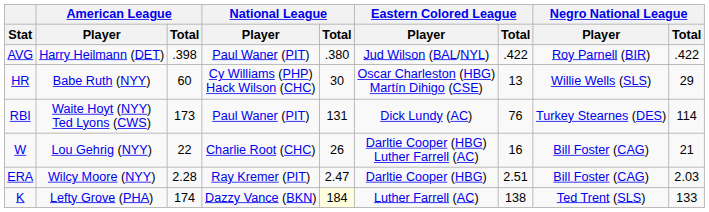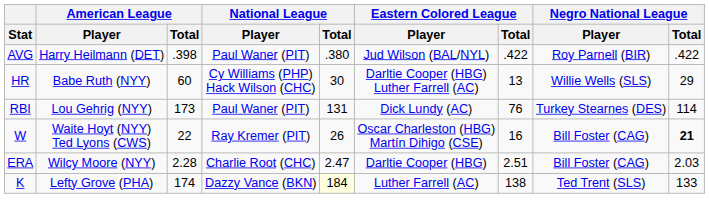(426, 81) Oscar Charleston (HBG) Martín Dihigo (CSE) -> (426, 81) Darltie Cooper (HBG) Luther Farrell (AC)
(102, 116) Waite Hoyt (NYY) Ted Lyons (CWS) -> (102, 108) Lou Gehrig (NYY)
(102, 150) Lou Gehrig (NYY) -> (102, 136) Waite Hoyt (NYY) Ted Lyons (CWS)
(261, 150) Charlie Root (CHC) -> (261, 136) Ray Kremer (PIT)
(426, 150) Darltie Cooper (HBG) Luther Farrell (AC) -> (426, 136) Oscar Charleston (HBG) Martín Dihigo (CSE)
(687, 150) normal -> (687, 136) bold
(261, 177) Ray Kremer (PIT) -> (261, 163) Charlie Root (CHC)
